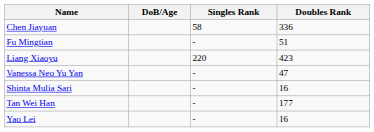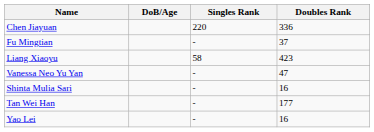(197, 27) 58 -> (199, 27) 220
(284, 42) 51 -> (284, 42) 37
(199, 58) 220 -> (197, 58) 58
